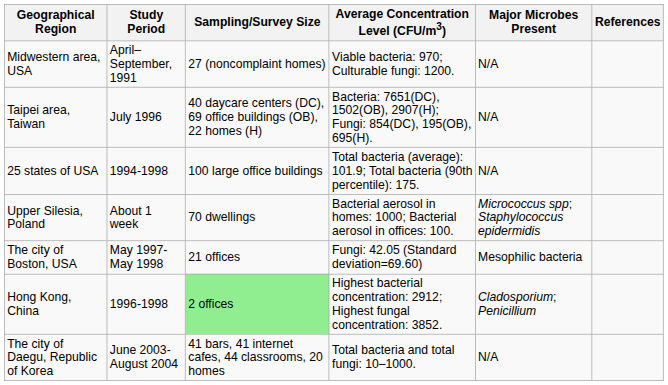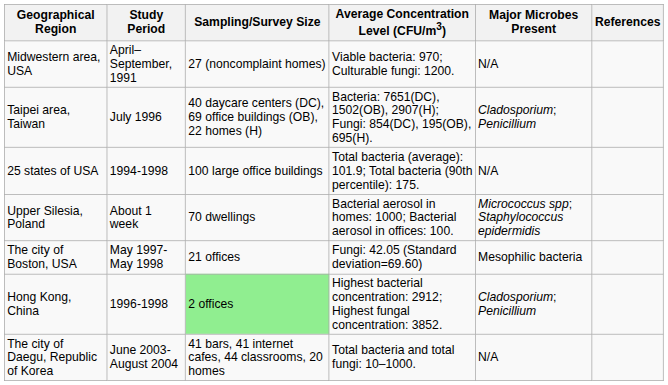(488, 117) N/A -> (517, 117) Cladosporium; Penicillium
